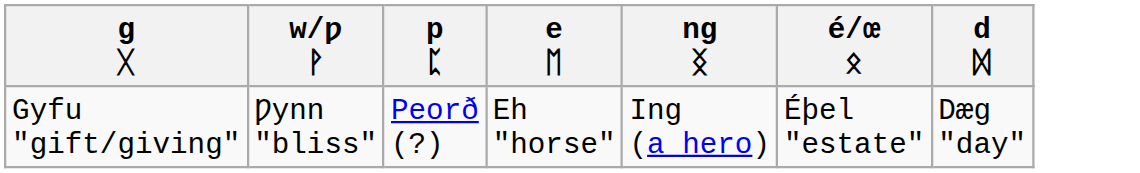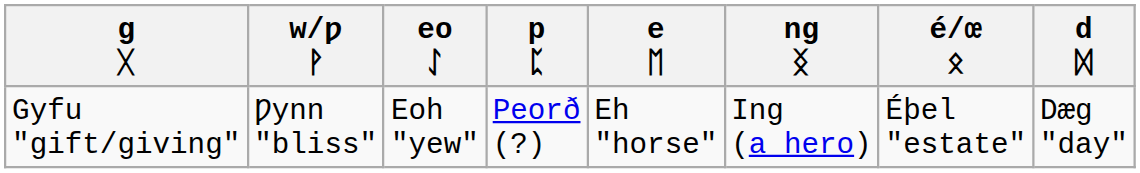+ column: (435, 46)
